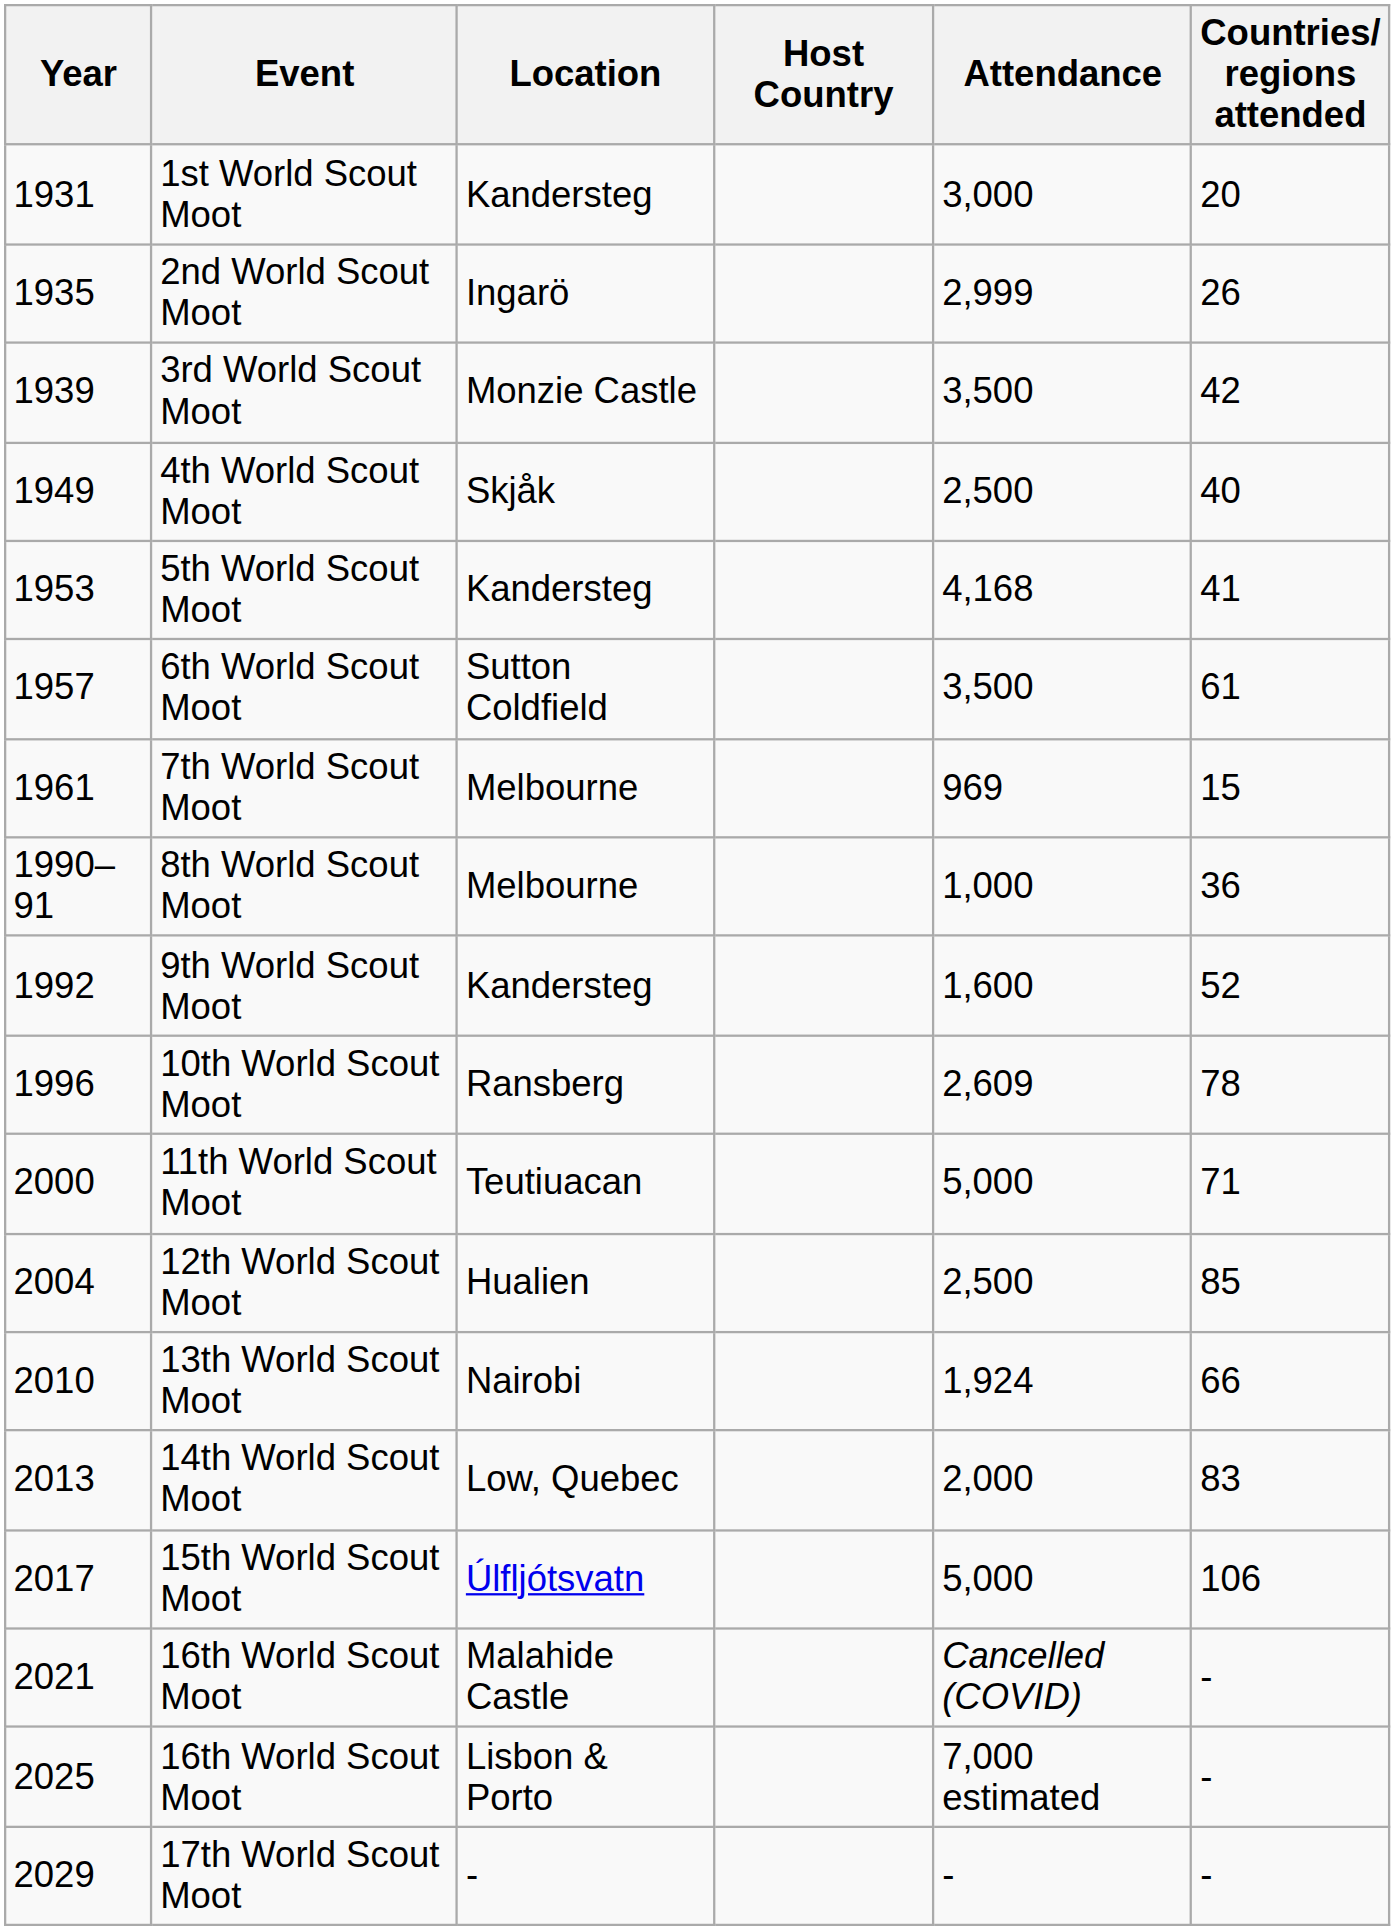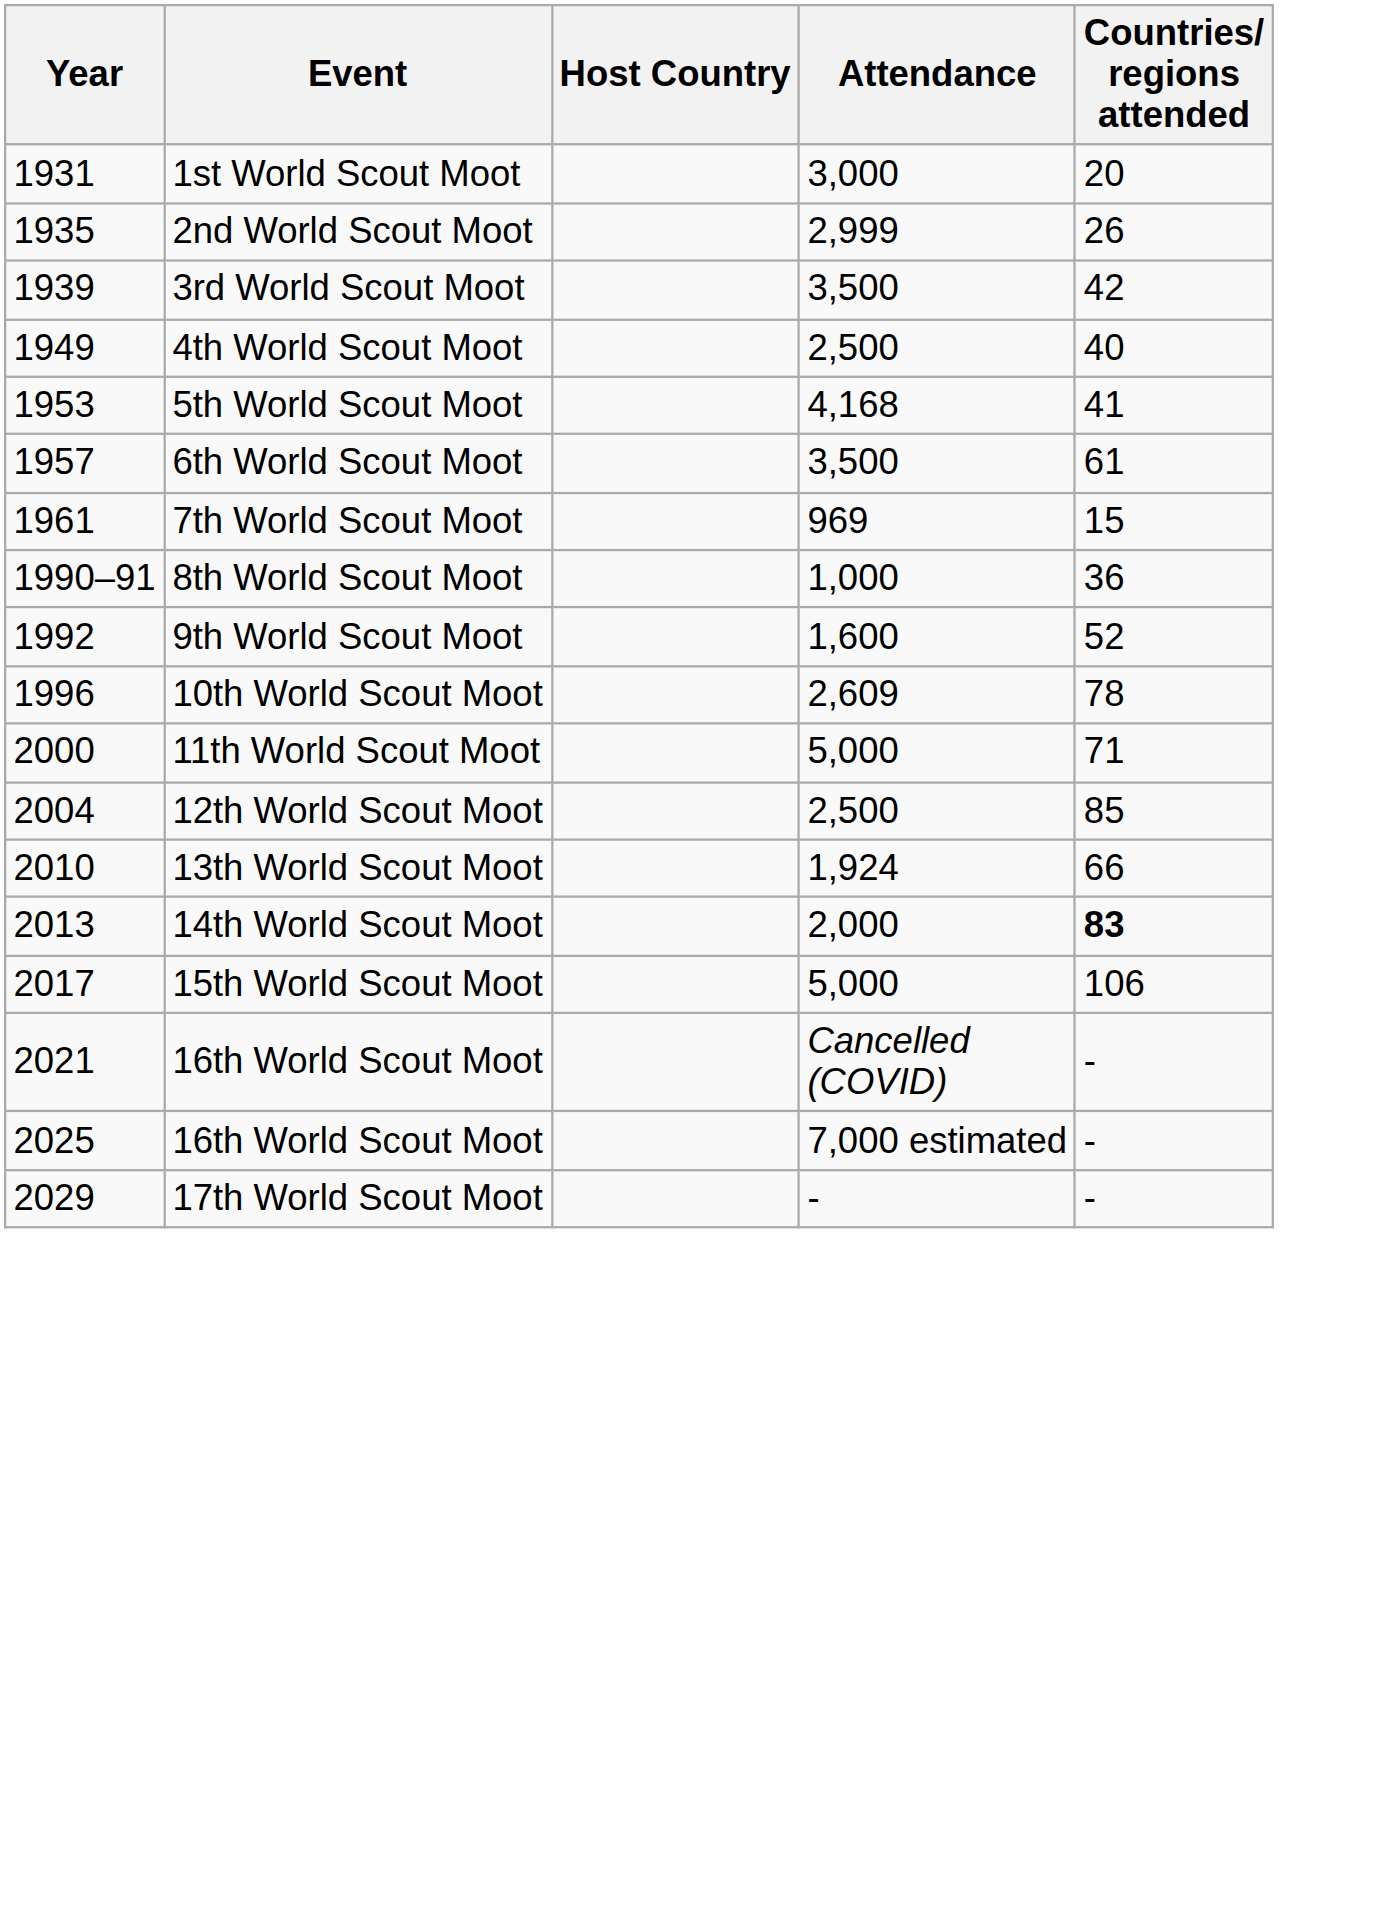- column: (585, 74)
(1221, 1479) normal -> (1104, 925) bold
